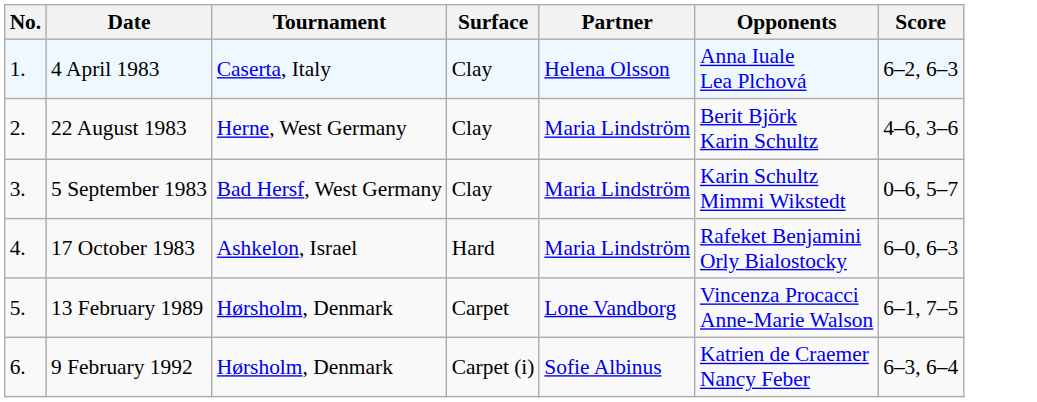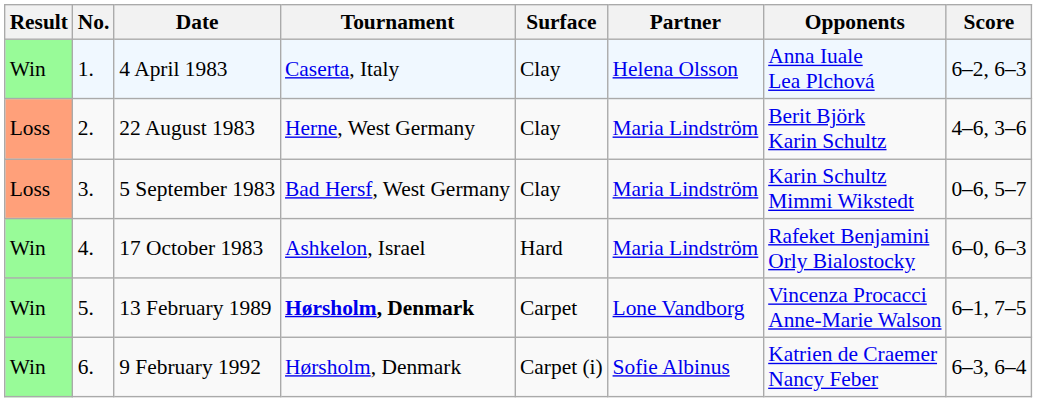+ column: (39, 21)
(305, 306) normal -> (380, 306) bold
